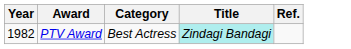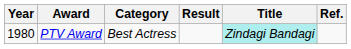+ column: (201, 14)
(21, 33) 1982 -> (21, 33) 1980
